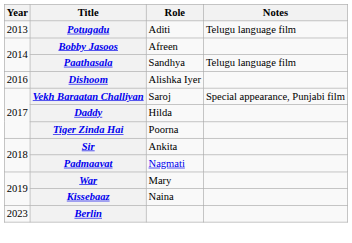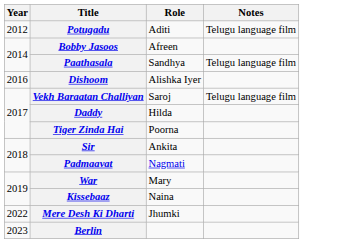(17, 29) 2013 -> (17, 29) 2012
(275, 96) Special appearance, Punjabi film -> (251, 96) Telugu language film
+ row: (88, 213)
